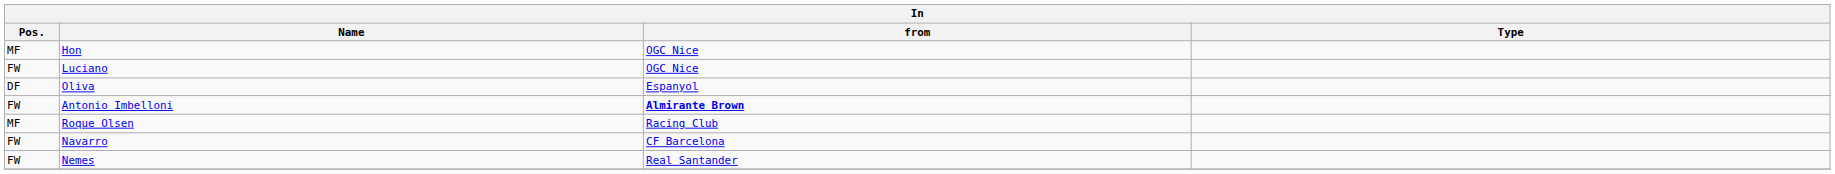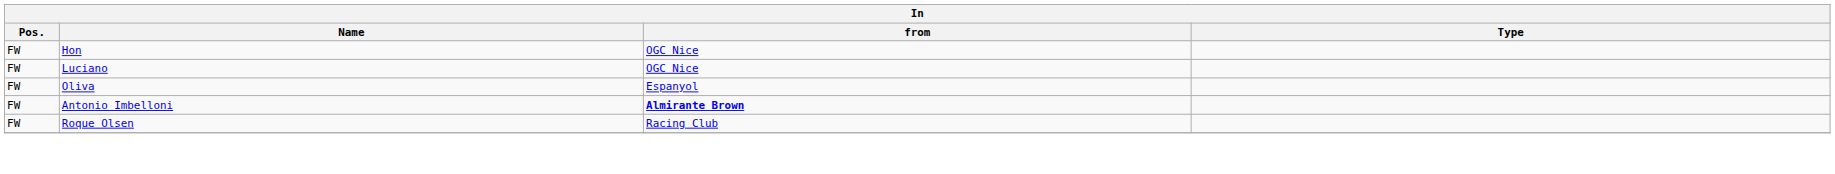(14, 50) MF -> (14, 50) FW
(14, 86) DF -> (14, 86) FW
(14, 123) MF -> (14, 123) FW
- row: (85, 141)
- row: (78, 160)
